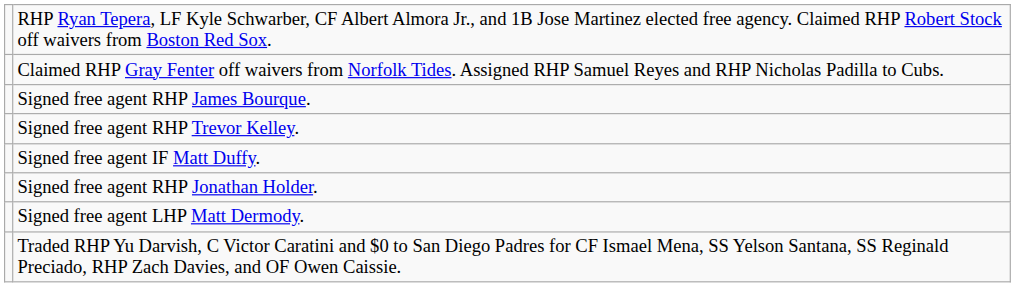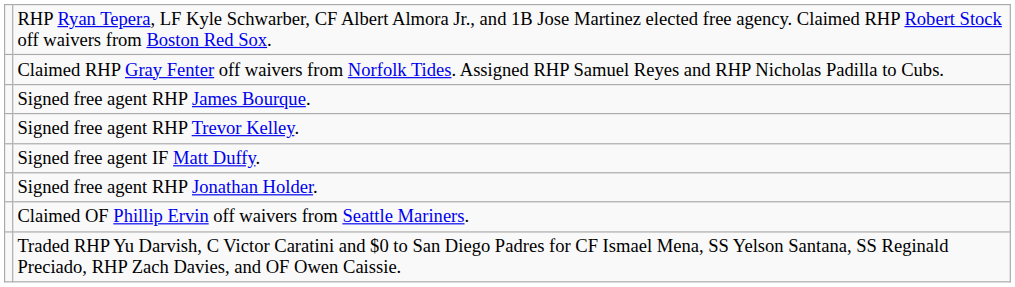+ row: (243, 216)
- row: (161, 216)
